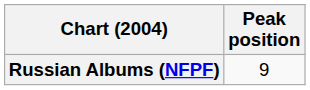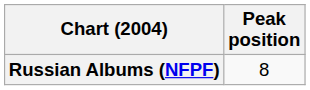(264, 69) 9 -> (264, 69) 8
